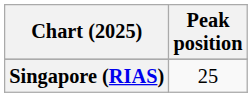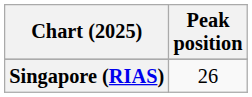(208, 75) 25 -> (208, 75) 26
